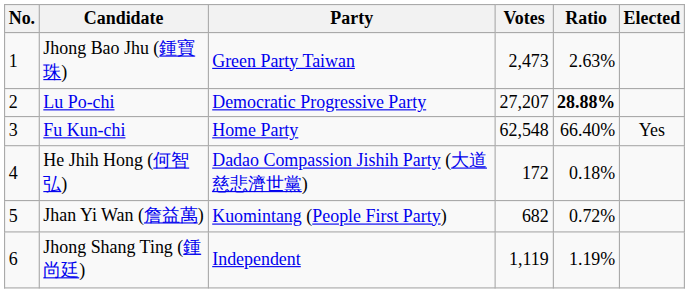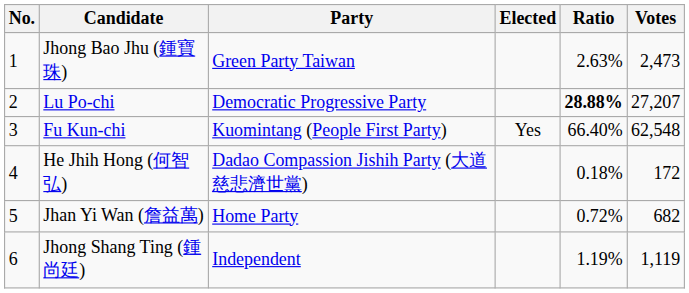columns swapped: (524, 18) <-> (652, 18)
(255, 130) Home Party -> (329, 130) Kuomintang (People First Party)
(329, 216) Kuomintang (People First Party) -> (255, 216) Home Party
